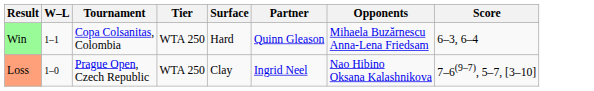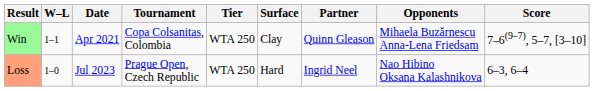+ column: (97, 13)
(222, 38) Hard -> (271, 38) Clay
(458, 38) 6–3, 6–4 -> (537, 38) 7–6(9–7), 5–7, [3–10]
(221, 70) Clay -> (272, 70) Hard
(487, 70) 7–6(9–7), 5–7, [3–10] -> (508, 70) 6–3, 6–4
